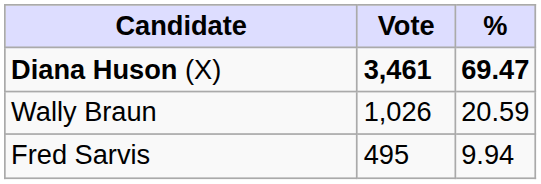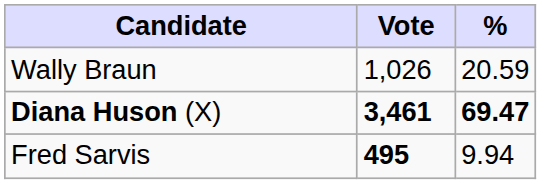rows swapped: (116, 69) <-> (84, 112)
(386, 155) normal -> (386, 155) bold
